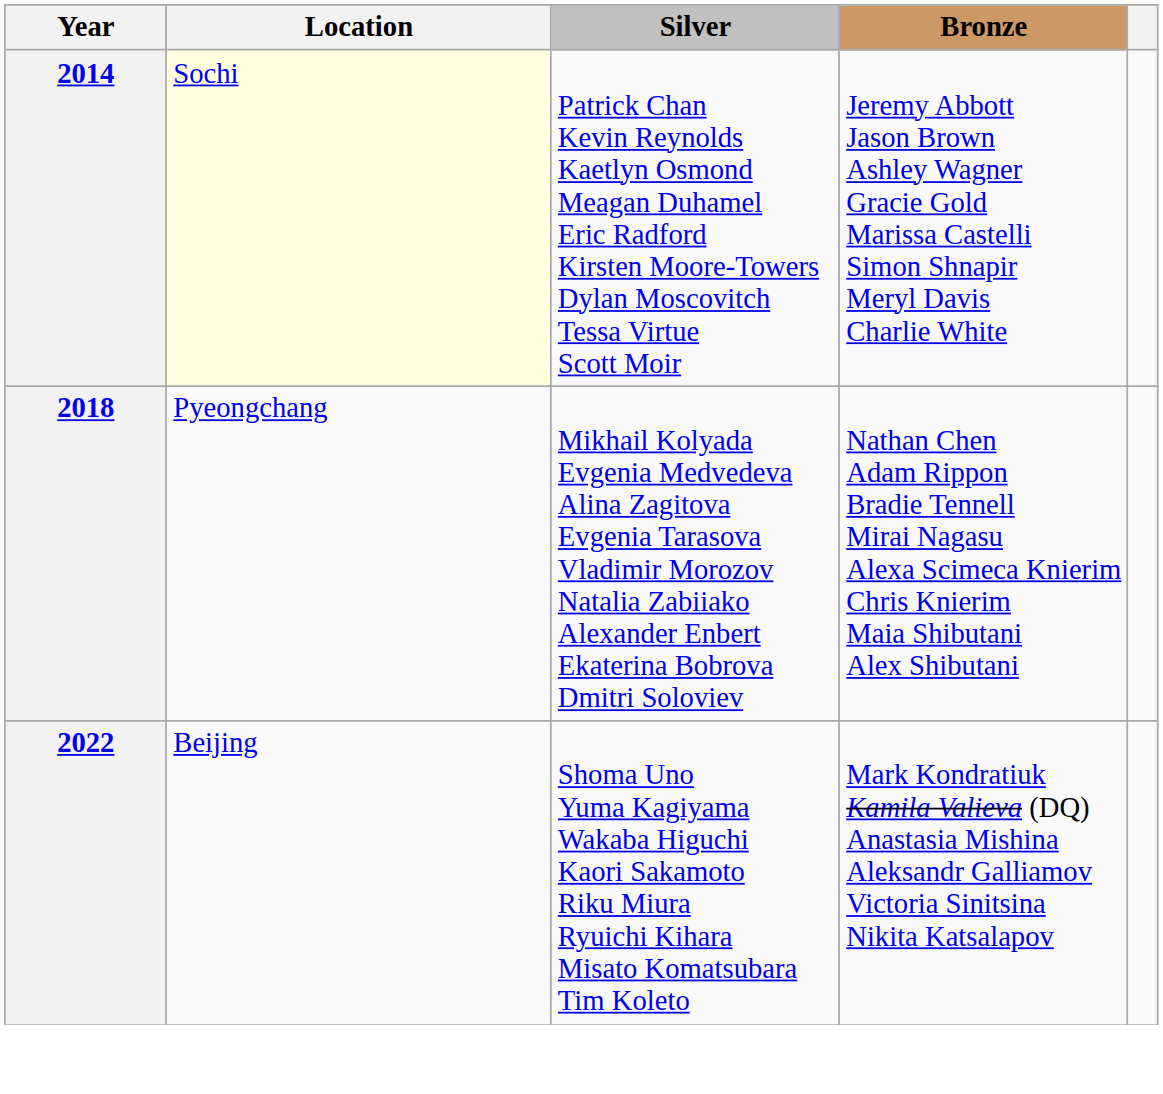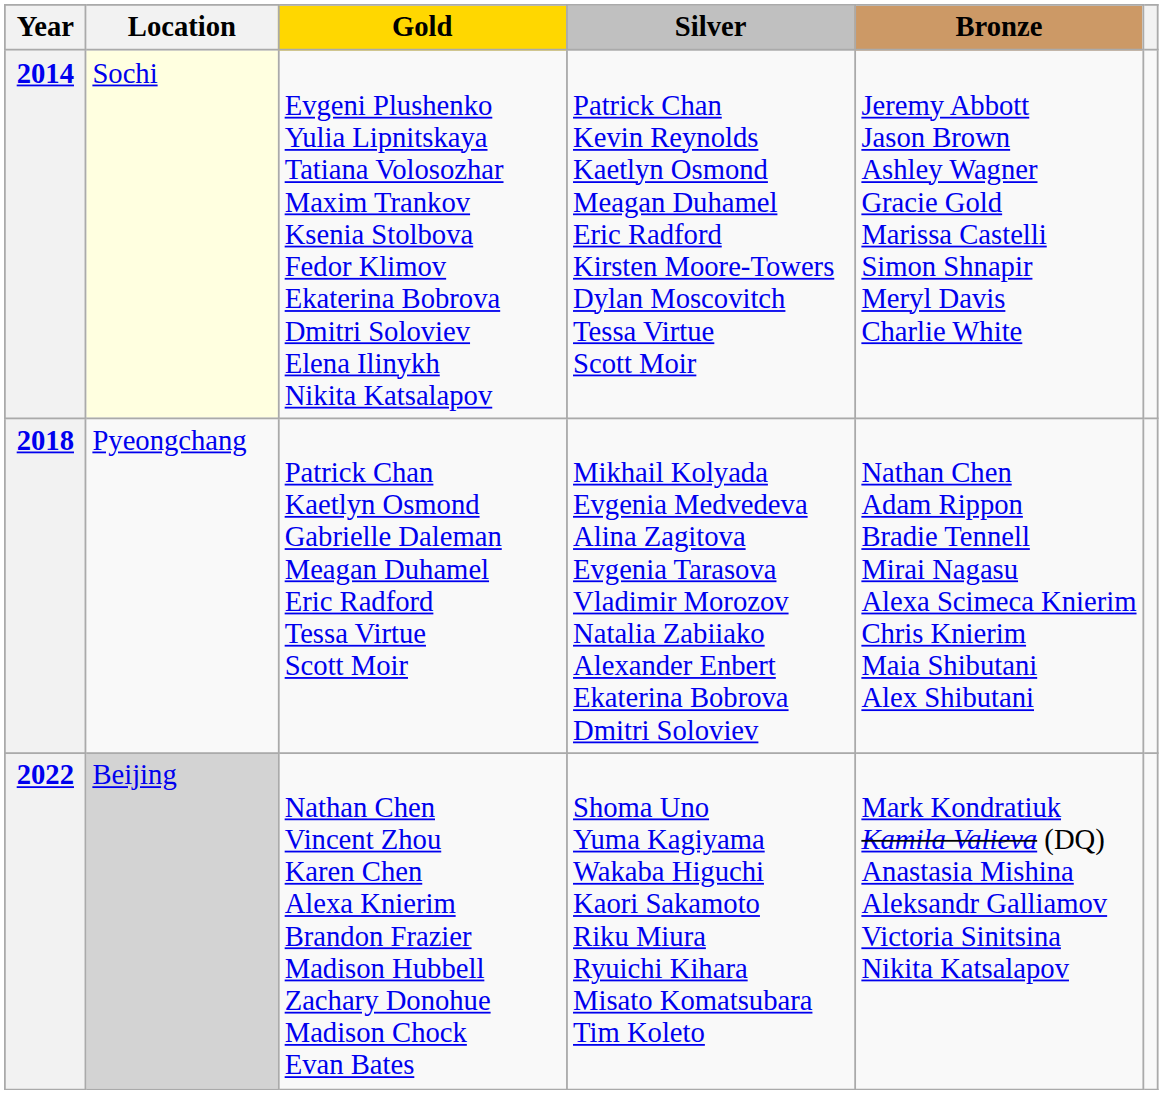+ column: (422, 27)
(215, 743) no background -> (135, 775) lightgrey background
